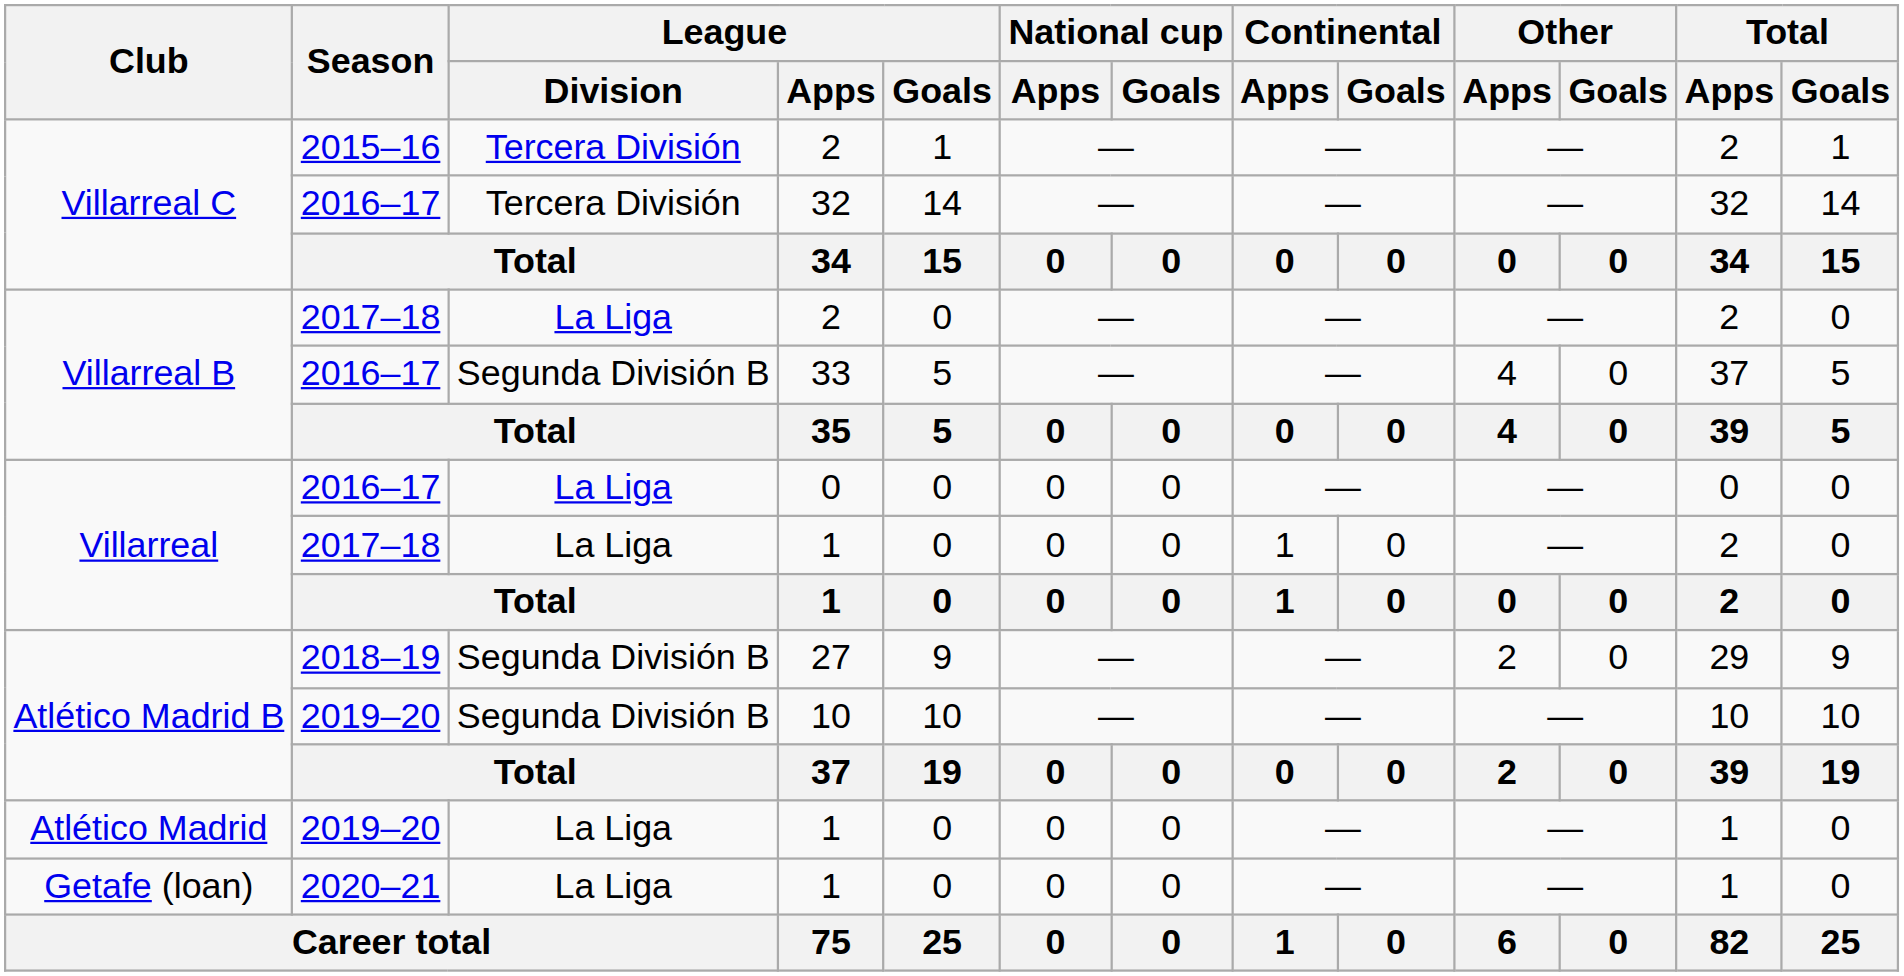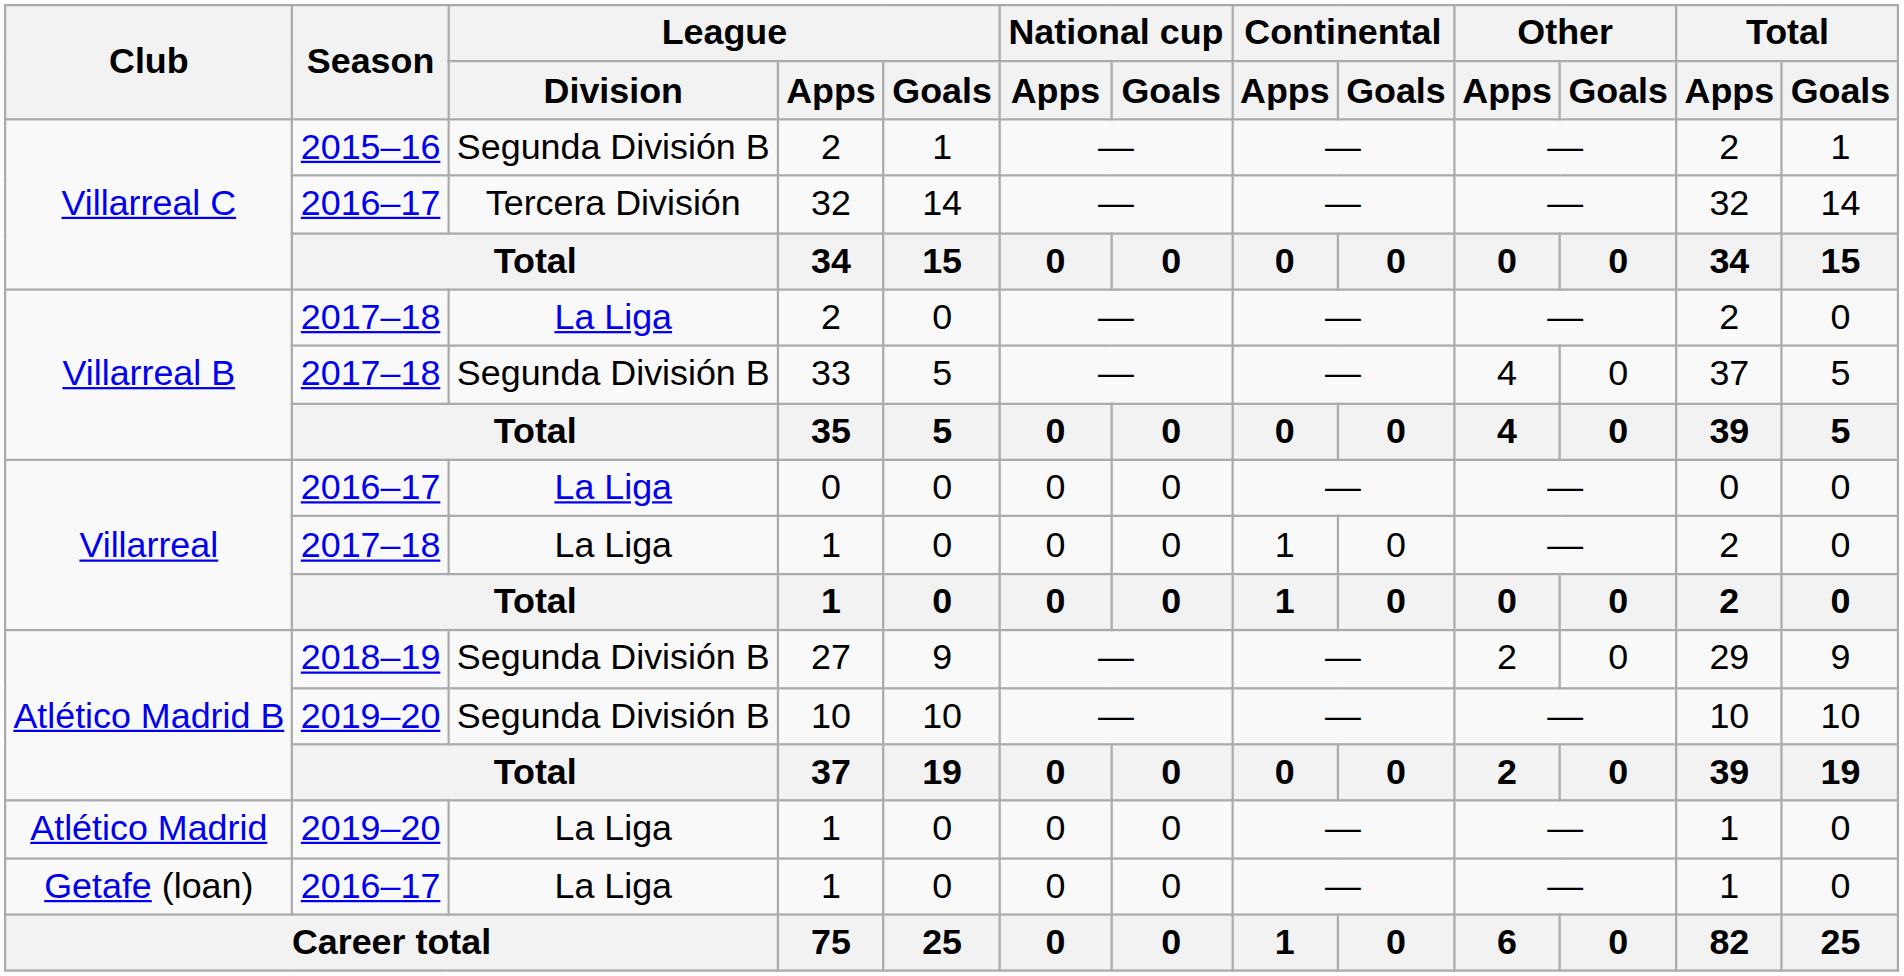(613, 146) Tercera División -> (613, 146) Segunda División B
(371, 373) 2016–17 -> (371, 373) 2017–18
(371, 885) 2020–21 -> (371, 885) 2016–17
